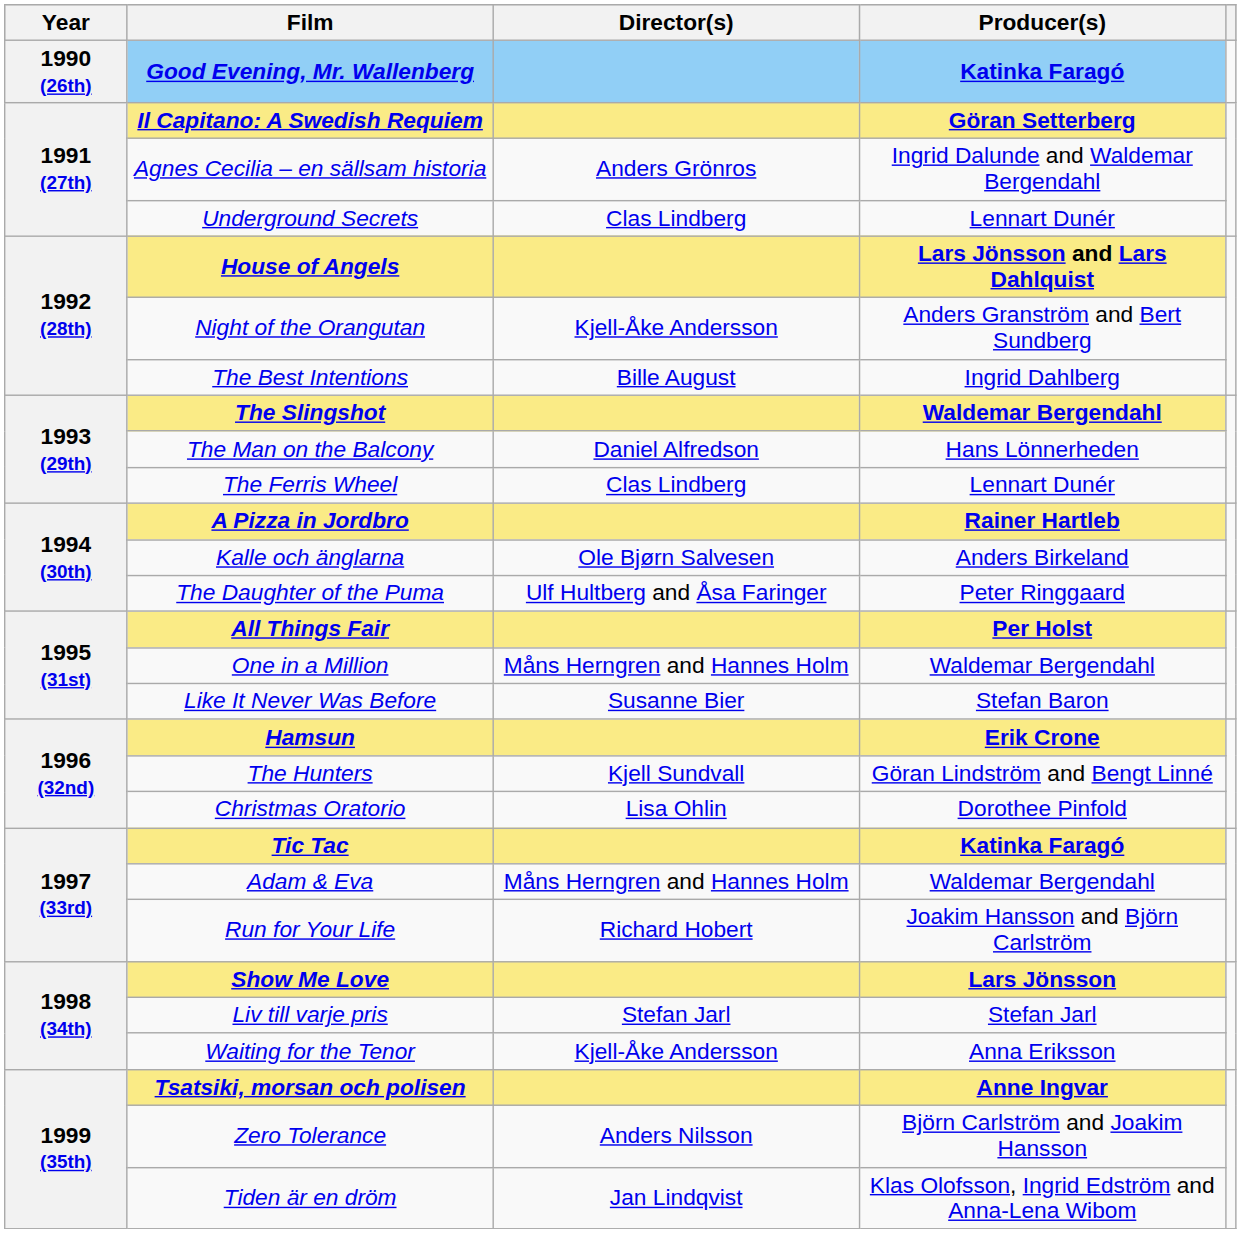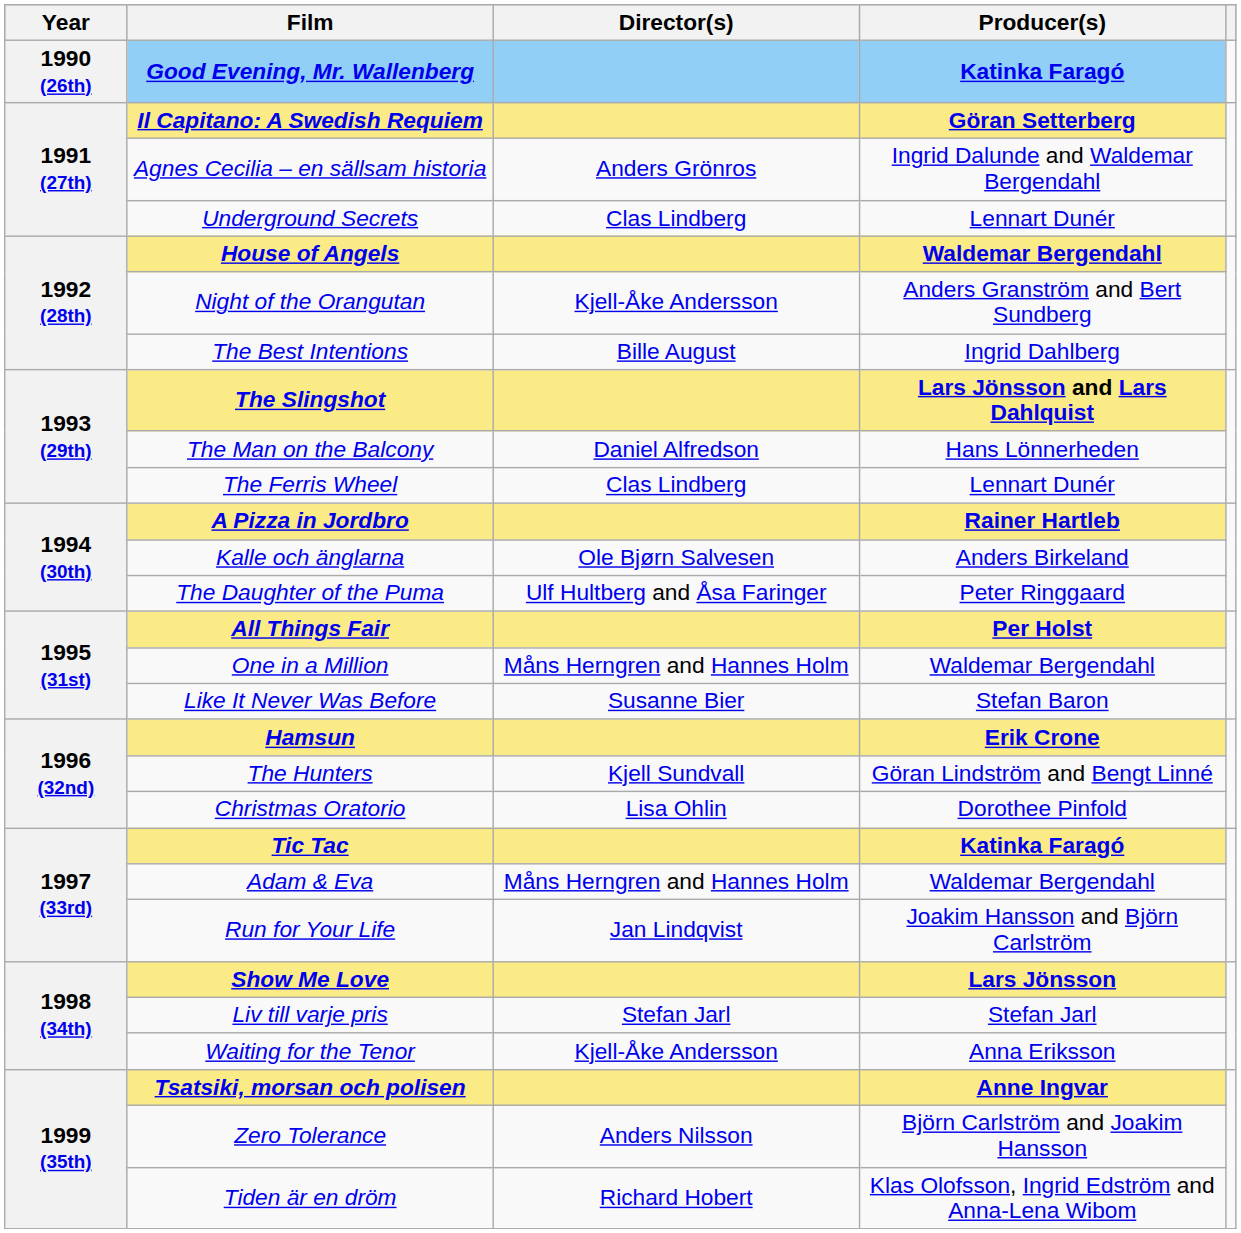(1042, 266) Lars Jönsson and Lars Dahlquist -> (1042, 253) Waldemar Bergendahl
(1042, 413) Waldemar Bergendahl -> (1042, 400) Lars Jönsson and Lars Dahlquist
(676, 930) Richard Hobert -> (676, 930) Jan Lindqvist
(676, 1197) Jan Lindqvist -> (676, 1197) Richard Hobert
